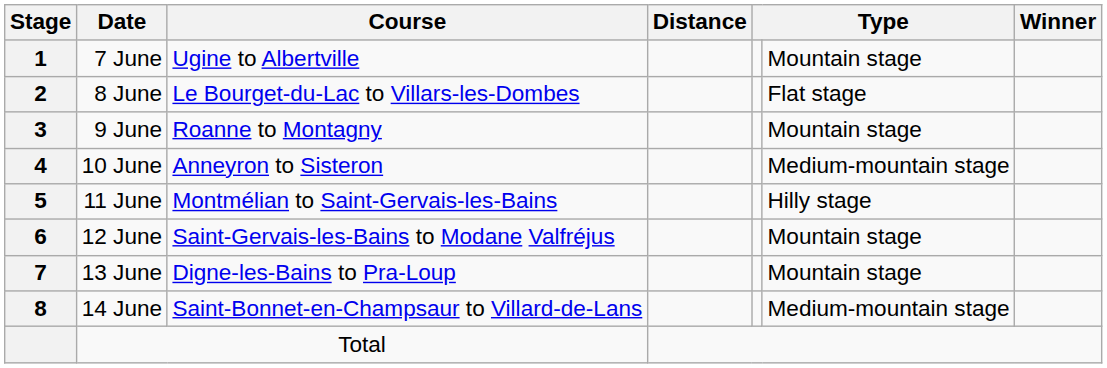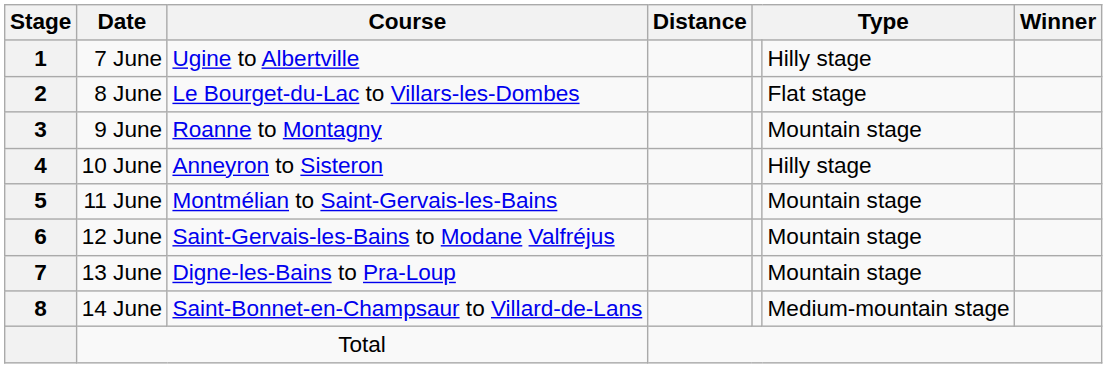(845, 58) Mountain stage -> (820, 58) Hilly stage
(889, 165) Medium-mountain stage -> (820, 165) Hilly stage
(820, 201) Hilly stage -> (845, 201) Mountain stage
